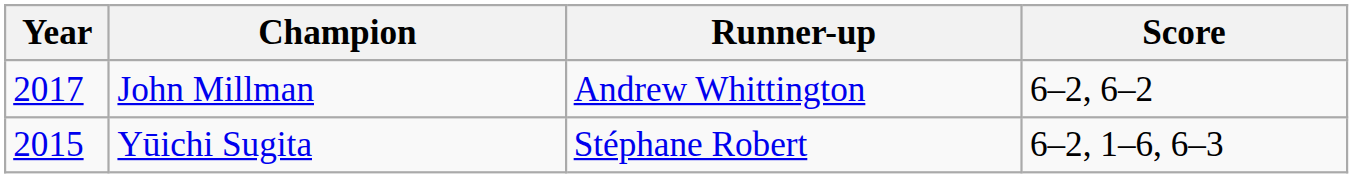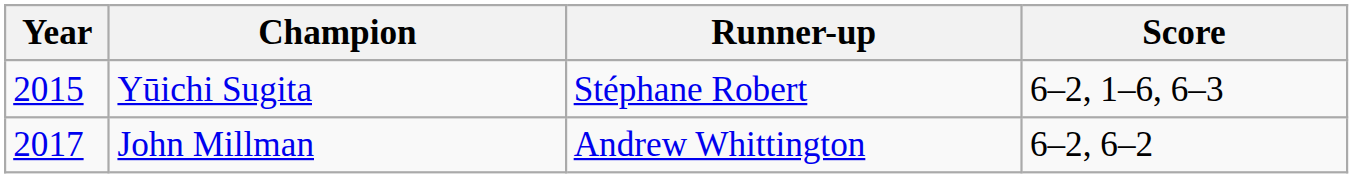rows swapped: (215, 144) <-> (216, 88)
